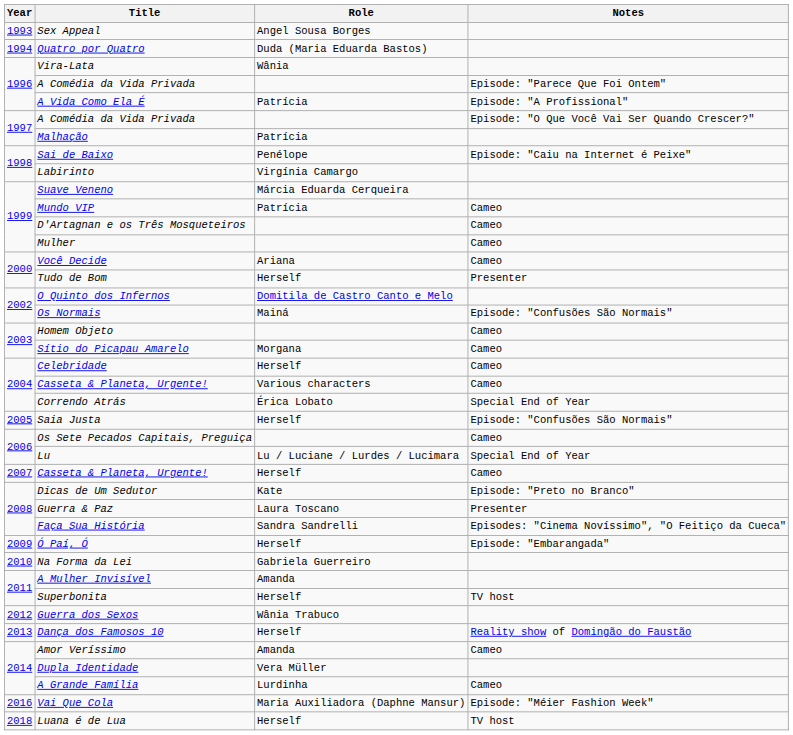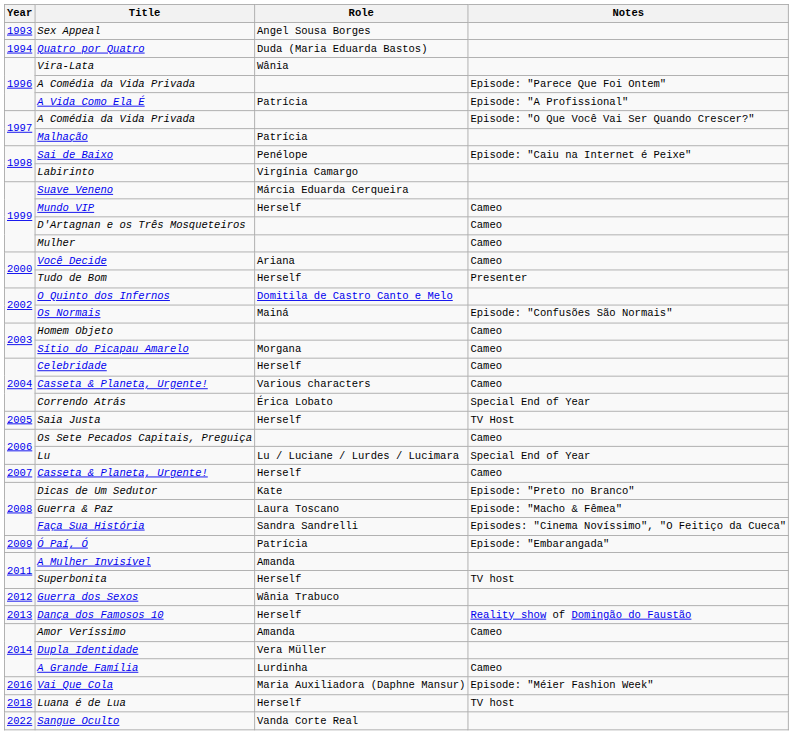(282, 208) Patrícia -> (279, 208) Herself
(571, 420) Episode: "Confusões São Normais" -> (493, 420) TV Host
(499, 508) Presenter -> (546, 508) Episode: "Macho & Fêmea"
(279, 544) Herself -> (282, 544) Patrícia
- row: (20, 561)
+ row: (20, 721)
